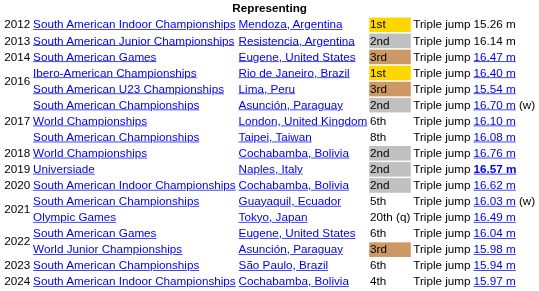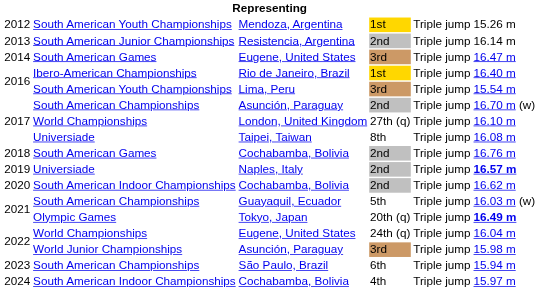(134, 24) South American Indoor Championships -> (132, 24) South American Youth Championships
(129, 89) South American U23 Championships -> (132, 89) South American Youth Championships
(378, 121) 6th -> (390, 121) 27th (q)
(116, 137) South American Championships -> (64, 137) Universiade
(90, 153) World Championships -> (95, 153) South American Games
(495, 217) normal -> (495, 217) bold
(95, 233) South American Games -> (90, 233) World Championships
(378, 233) 6th -> (390, 233) 24th (q)
